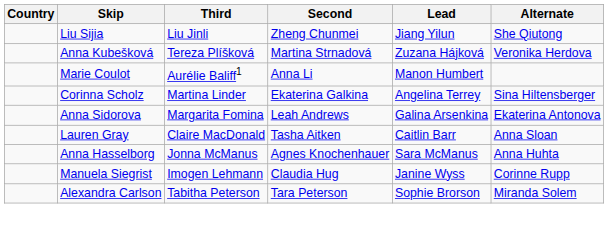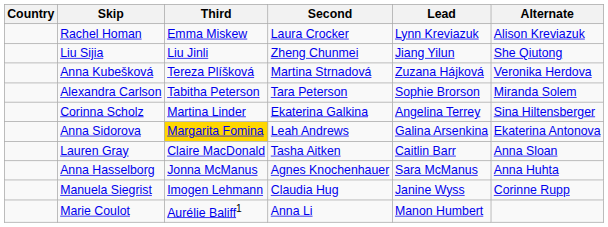+ row: (101, 33)
rows swapped: (95, 74) <-> (111, 193)
(215, 115) no background -> (215, 131) gold background
